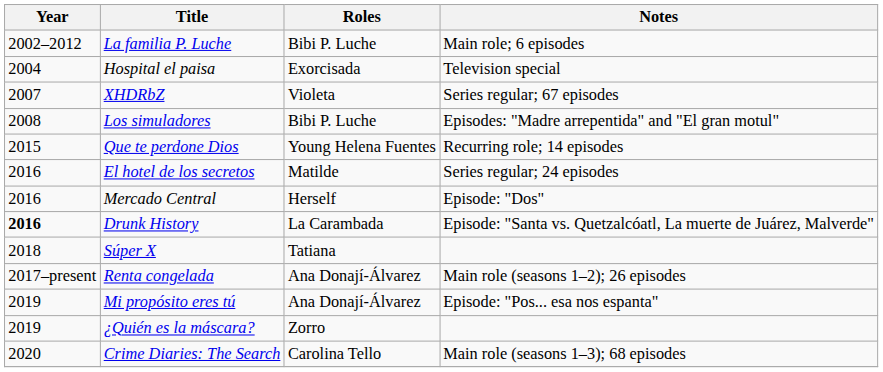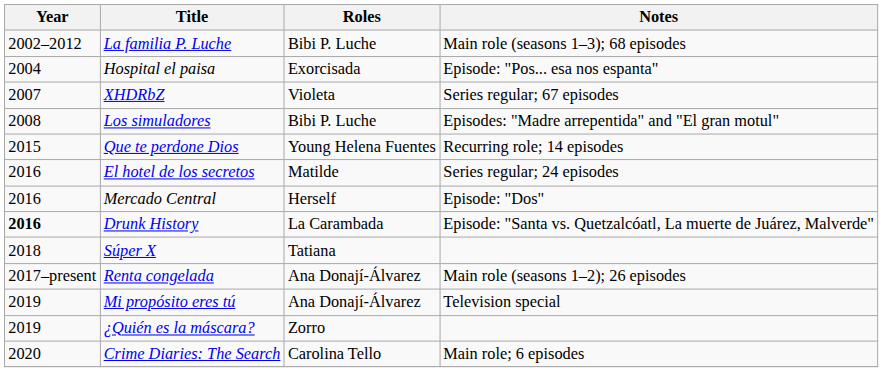(514, 43) Main role; 6 episodes -> (565, 43) Main role (seasons 1–3); 68 episodes
(502, 69) Television special -> (551, 69) Episode: "Pos... esa nos espanta"
(551, 302) Episode: "Pos... esa nos espanta" -> (502, 302) Television special
(565, 353) Main role (seasons 1–3); 68 episodes -> (514, 353) Main role; 6 episodes
